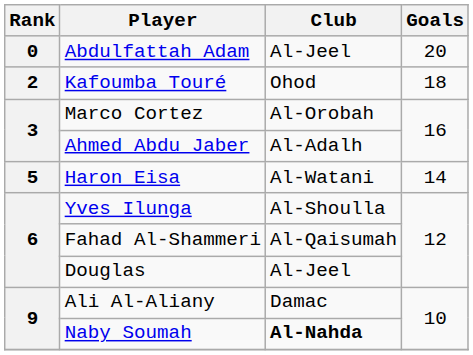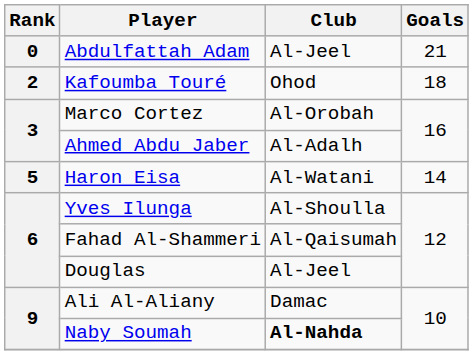(435, 52) 20 -> (435, 52) 21
